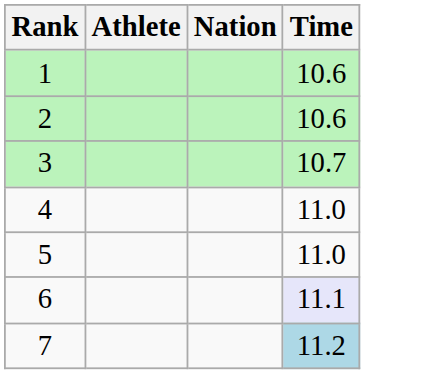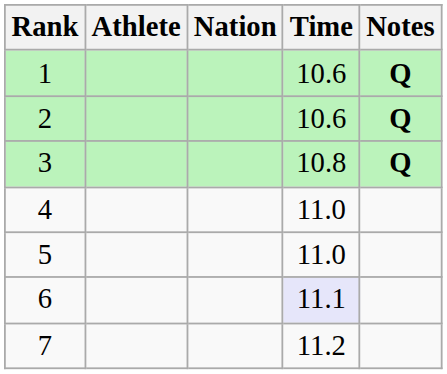+ column: (400, 27)
(321, 163) 10.7 -> (321, 163) 10.8
(321, 345) lightblue background -> (321, 345) no background
